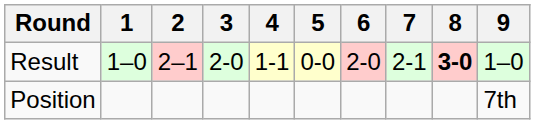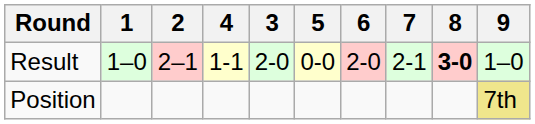columns swapped: (226, 23) <-> (272, 23)
(500, 99) no background -> (500, 99) khaki background
